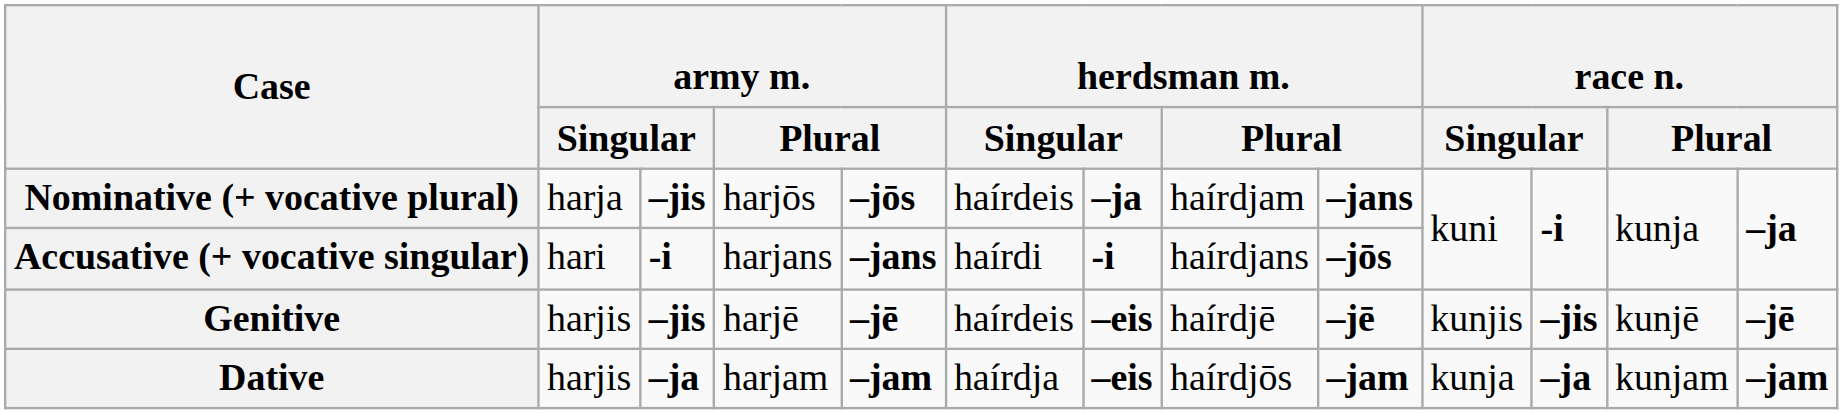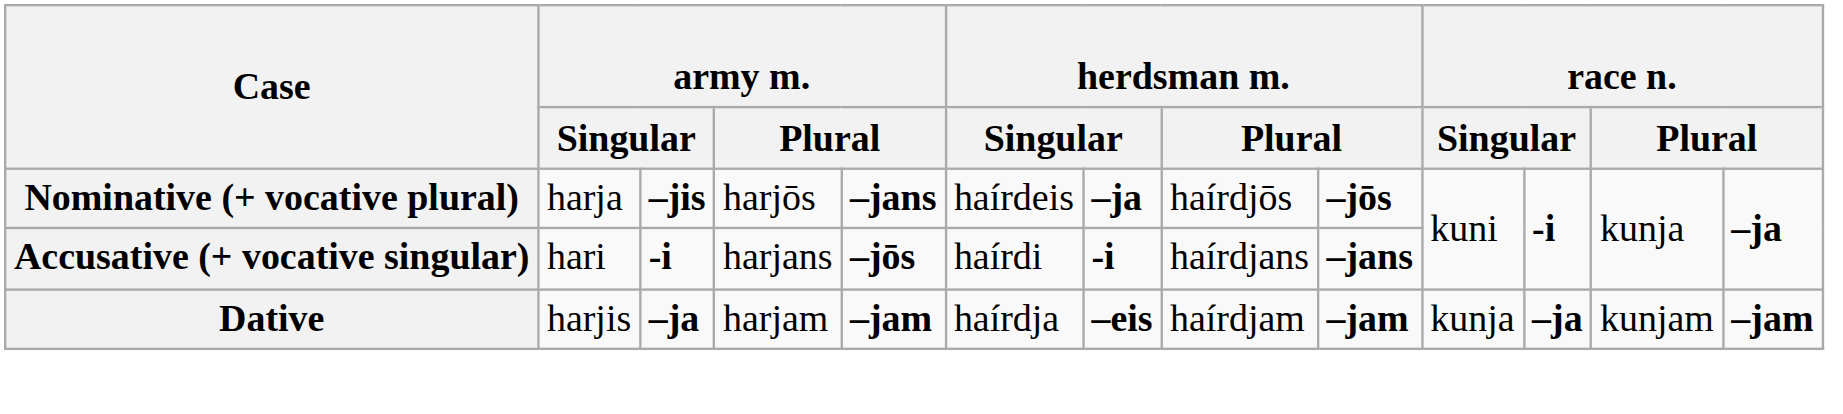(883, 197) –jōs -> (893, 197) –jans
(1237, 197) haírdjam -> (1231, 197) haírdjōs
(1370, 197) –jans -> (1359, 197) –jōs
(893, 257) –jans -> (883, 257) –jōs
(1359, 257) –jōs -> (1370, 257) –jans
- row: (272, 317)
(1231, 377) haírdjōs -> (1237, 317) haírdjam
